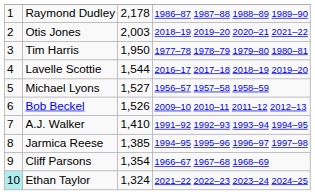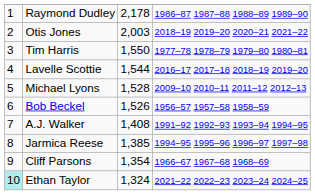(135, 50) 1,950 -> (135, 50) 1,550
(135, 87) 1,527 -> (135, 87) 1,528
(212, 88) 1956–57 1957–58 1958–59 -> (231, 88) 2009–10 2010–11 2011–12 2012–13
(231, 106) 2009–10 2010–11 2011–12 2012–13 -> (212, 106) 1956–57 1957–58 1958–59
(135, 124) 1,410 -> (135, 124) 1,408
